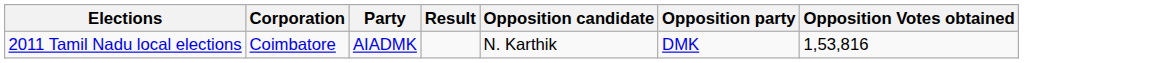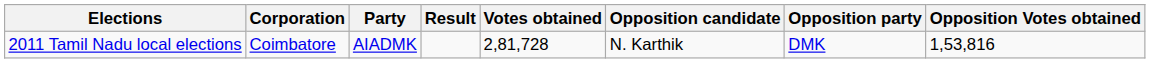+ column: (543, 18)
